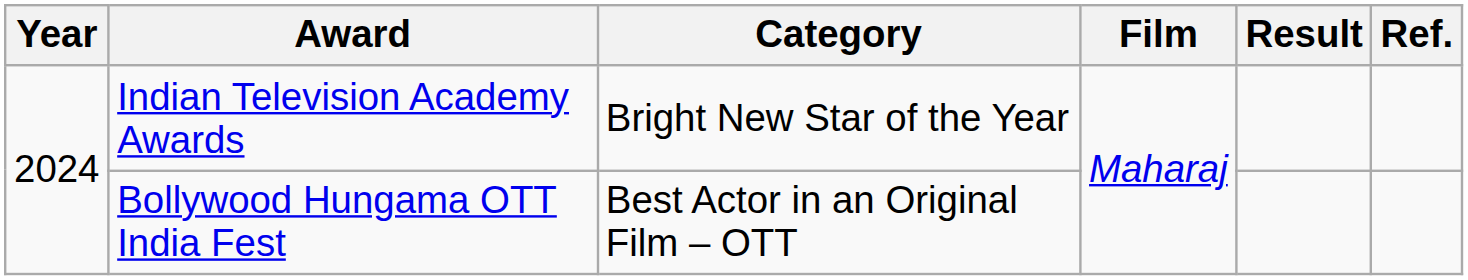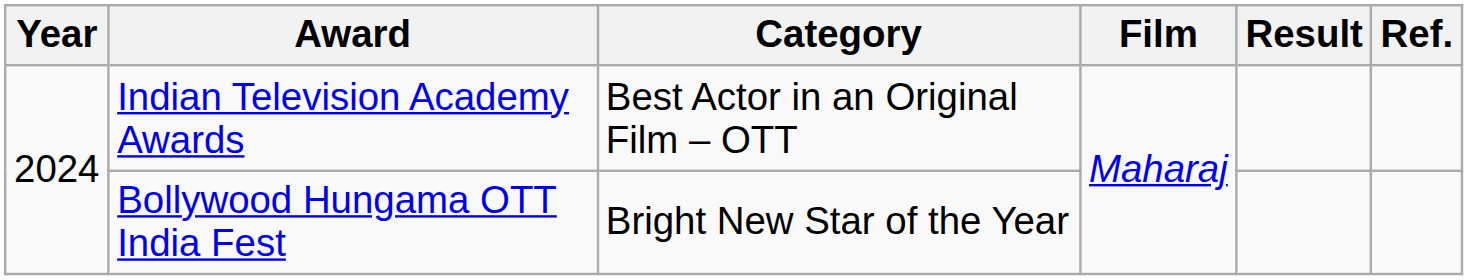(837, 117) Bright New Star of the Year -> (812, 117) Best Actor in an Original Film – OTT
(812, 221) Best Actor in an Original Film – OTT -> (837, 221) Bright New Star of the Year
